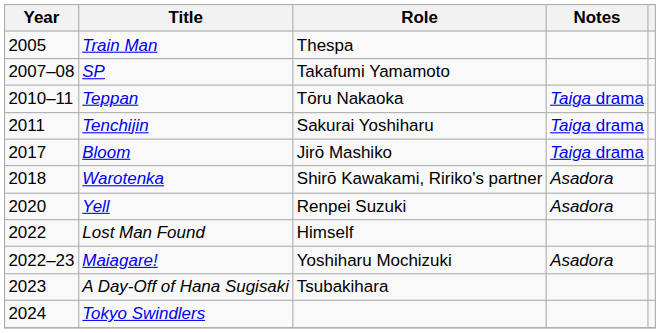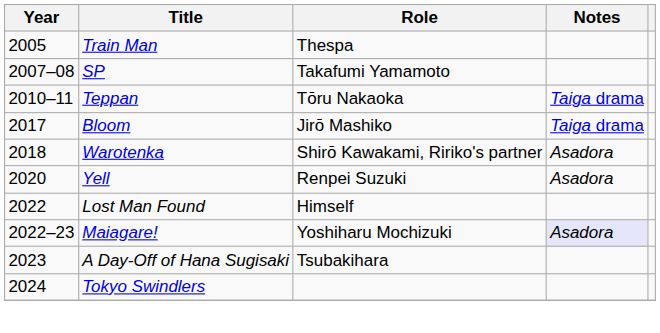- row: (115, 125)
(582, 260) no background -> (582, 233) lavender background
